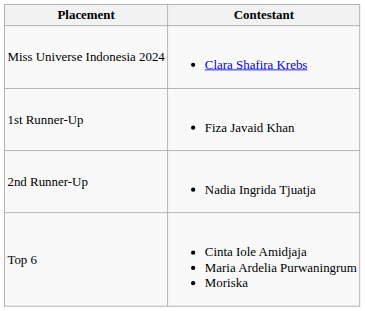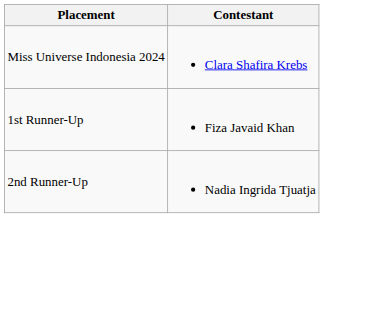- row: (22, 259)
